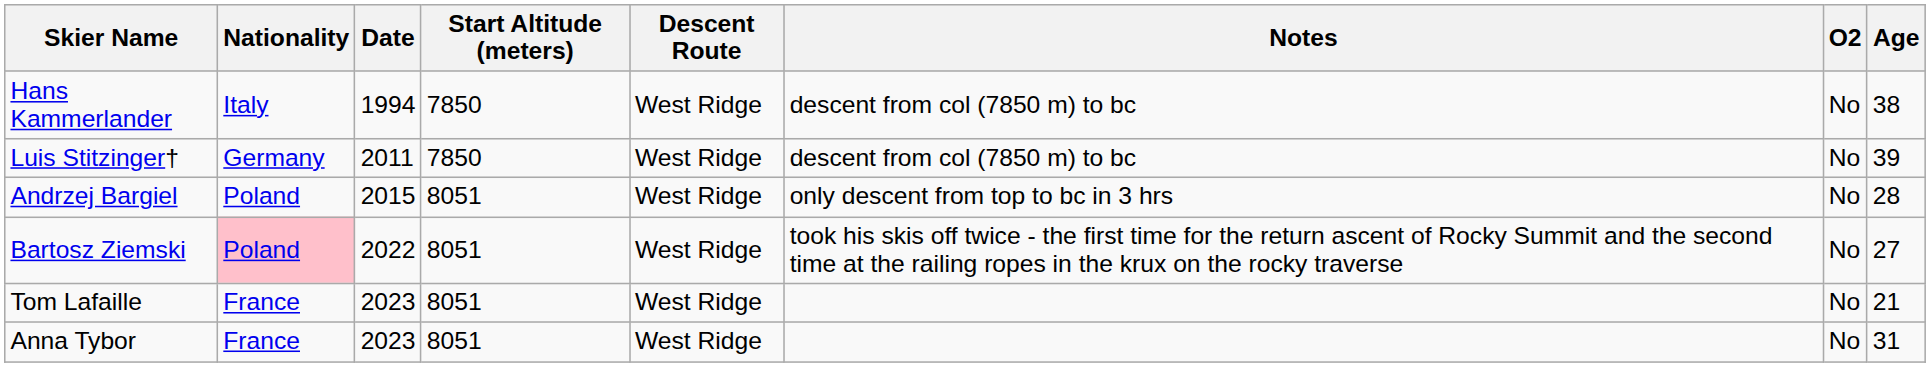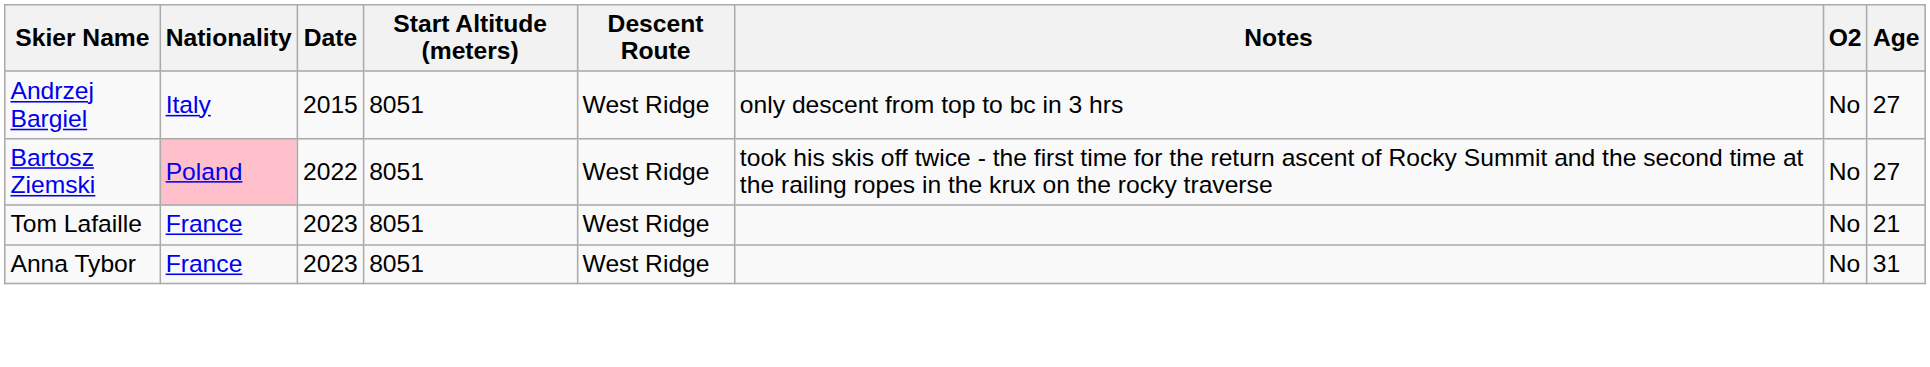- row: (91, 104)
- row: (95, 157)
(262, 196) Poland -> (188, 104) Italy
(1887, 196) 28 -> (1887, 104) 27
